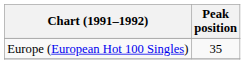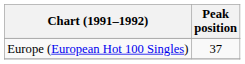(216, 48) 35 -> (216, 48) 37
